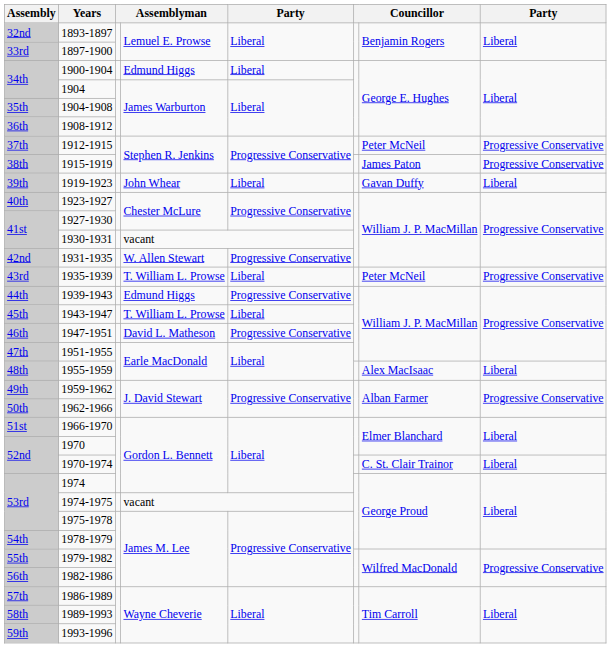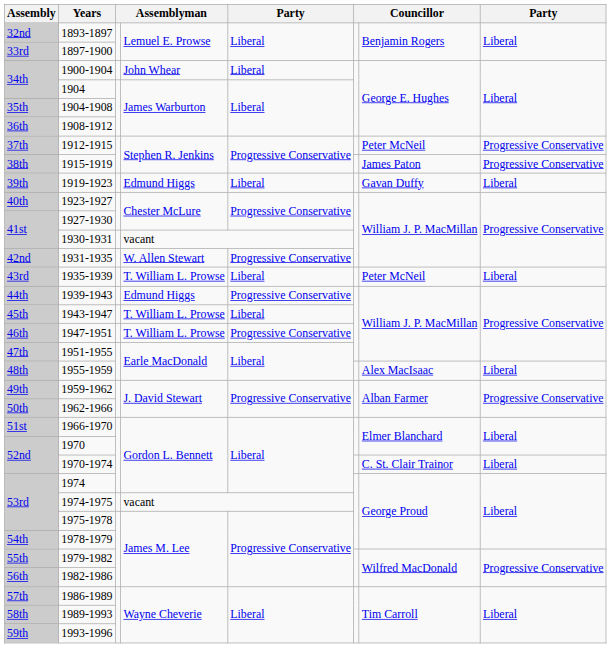(159, 70) Edmund Higgs -> (152, 70) John Whear
(152, 182) John Whear -> (159, 182) Edmund Higgs
(543, 276) Progressive Conservative -> (500, 276) Liberal
(169, 333) David L. Matheson -> (174, 333) T. William L. Prowse
